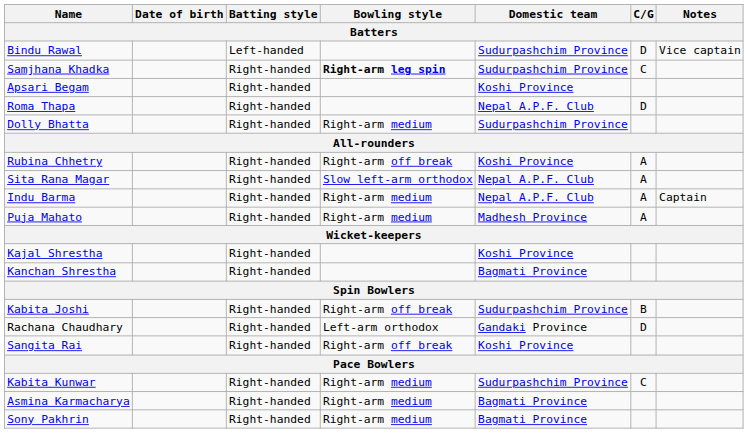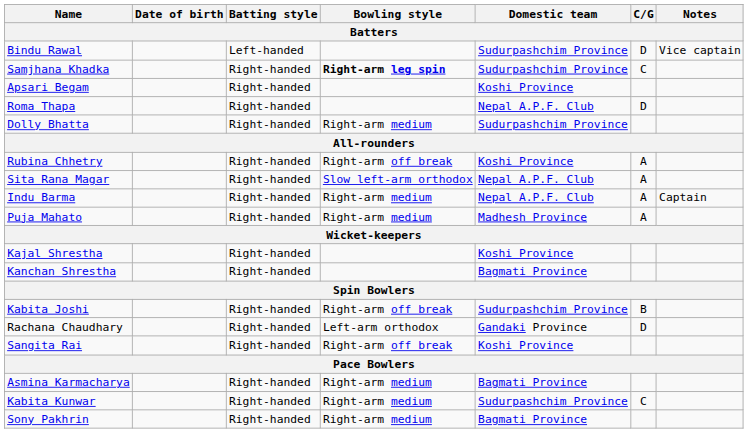rows swapped: (51, 382) <-> (68, 401)
